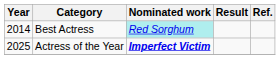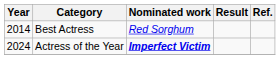(161, 29) paleturquoise background -> (161, 29) no background
(19, 46) 2025 -> (19, 46) 2024
